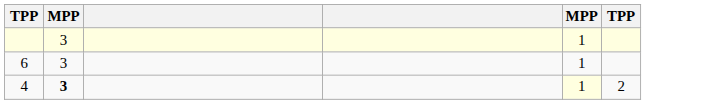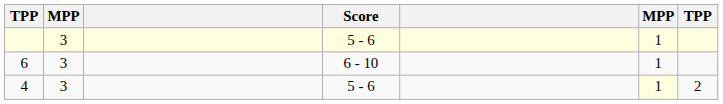+ column: (361, 16)
(64, 87) bold -> (64, 87) normal
